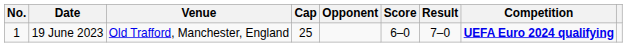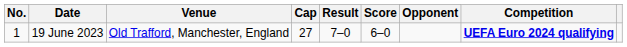columns swapped: (350, 13) <-> (440, 13)
(306, 32) 25 -> (306, 32) 27
